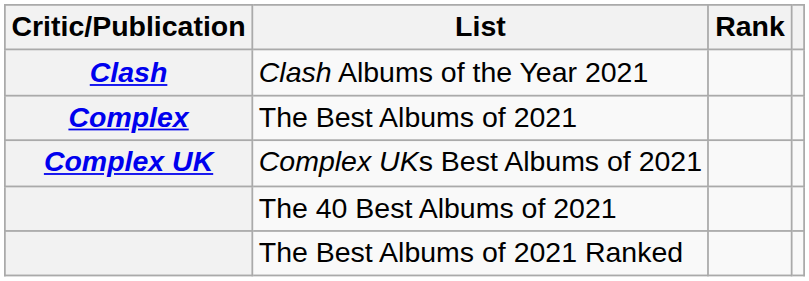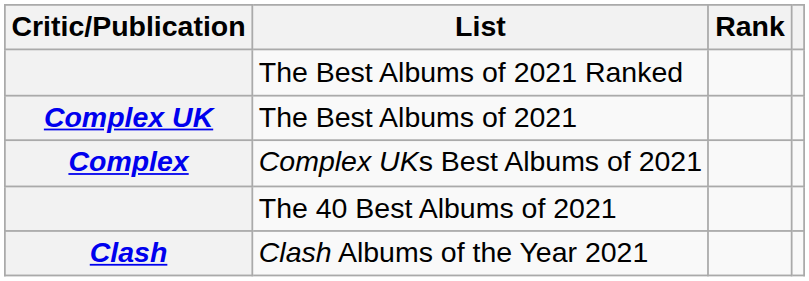rows swapped: (454, 72) <-> (471, 252)
(129, 117) Complex -> (129, 117) Complex UK
(129, 162) Complex UK -> (129, 162) Complex
